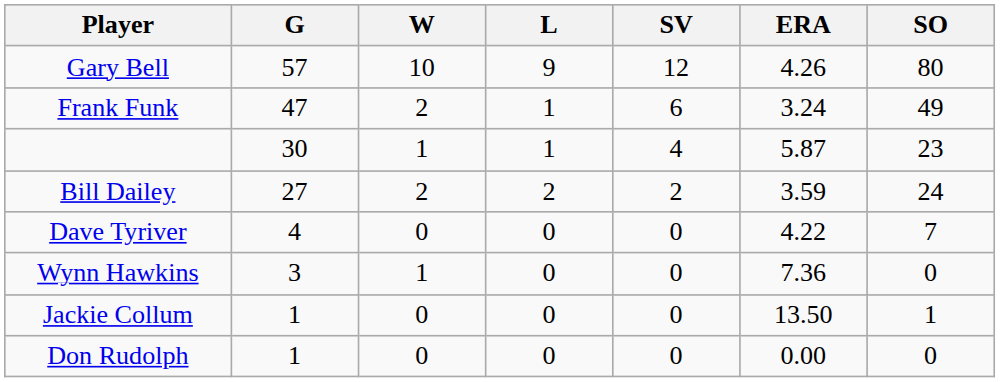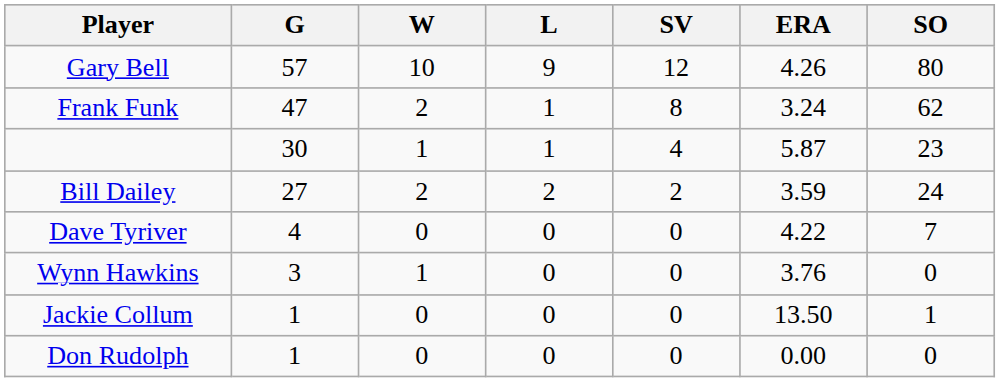(676, 107) 6 -> (676, 107) 8
(931, 107) 49 -> (931, 107) 62
(803, 273) 7.36 -> (803, 273) 3.76
